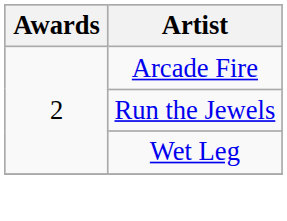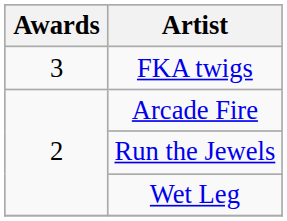+ row: (195, 67)
